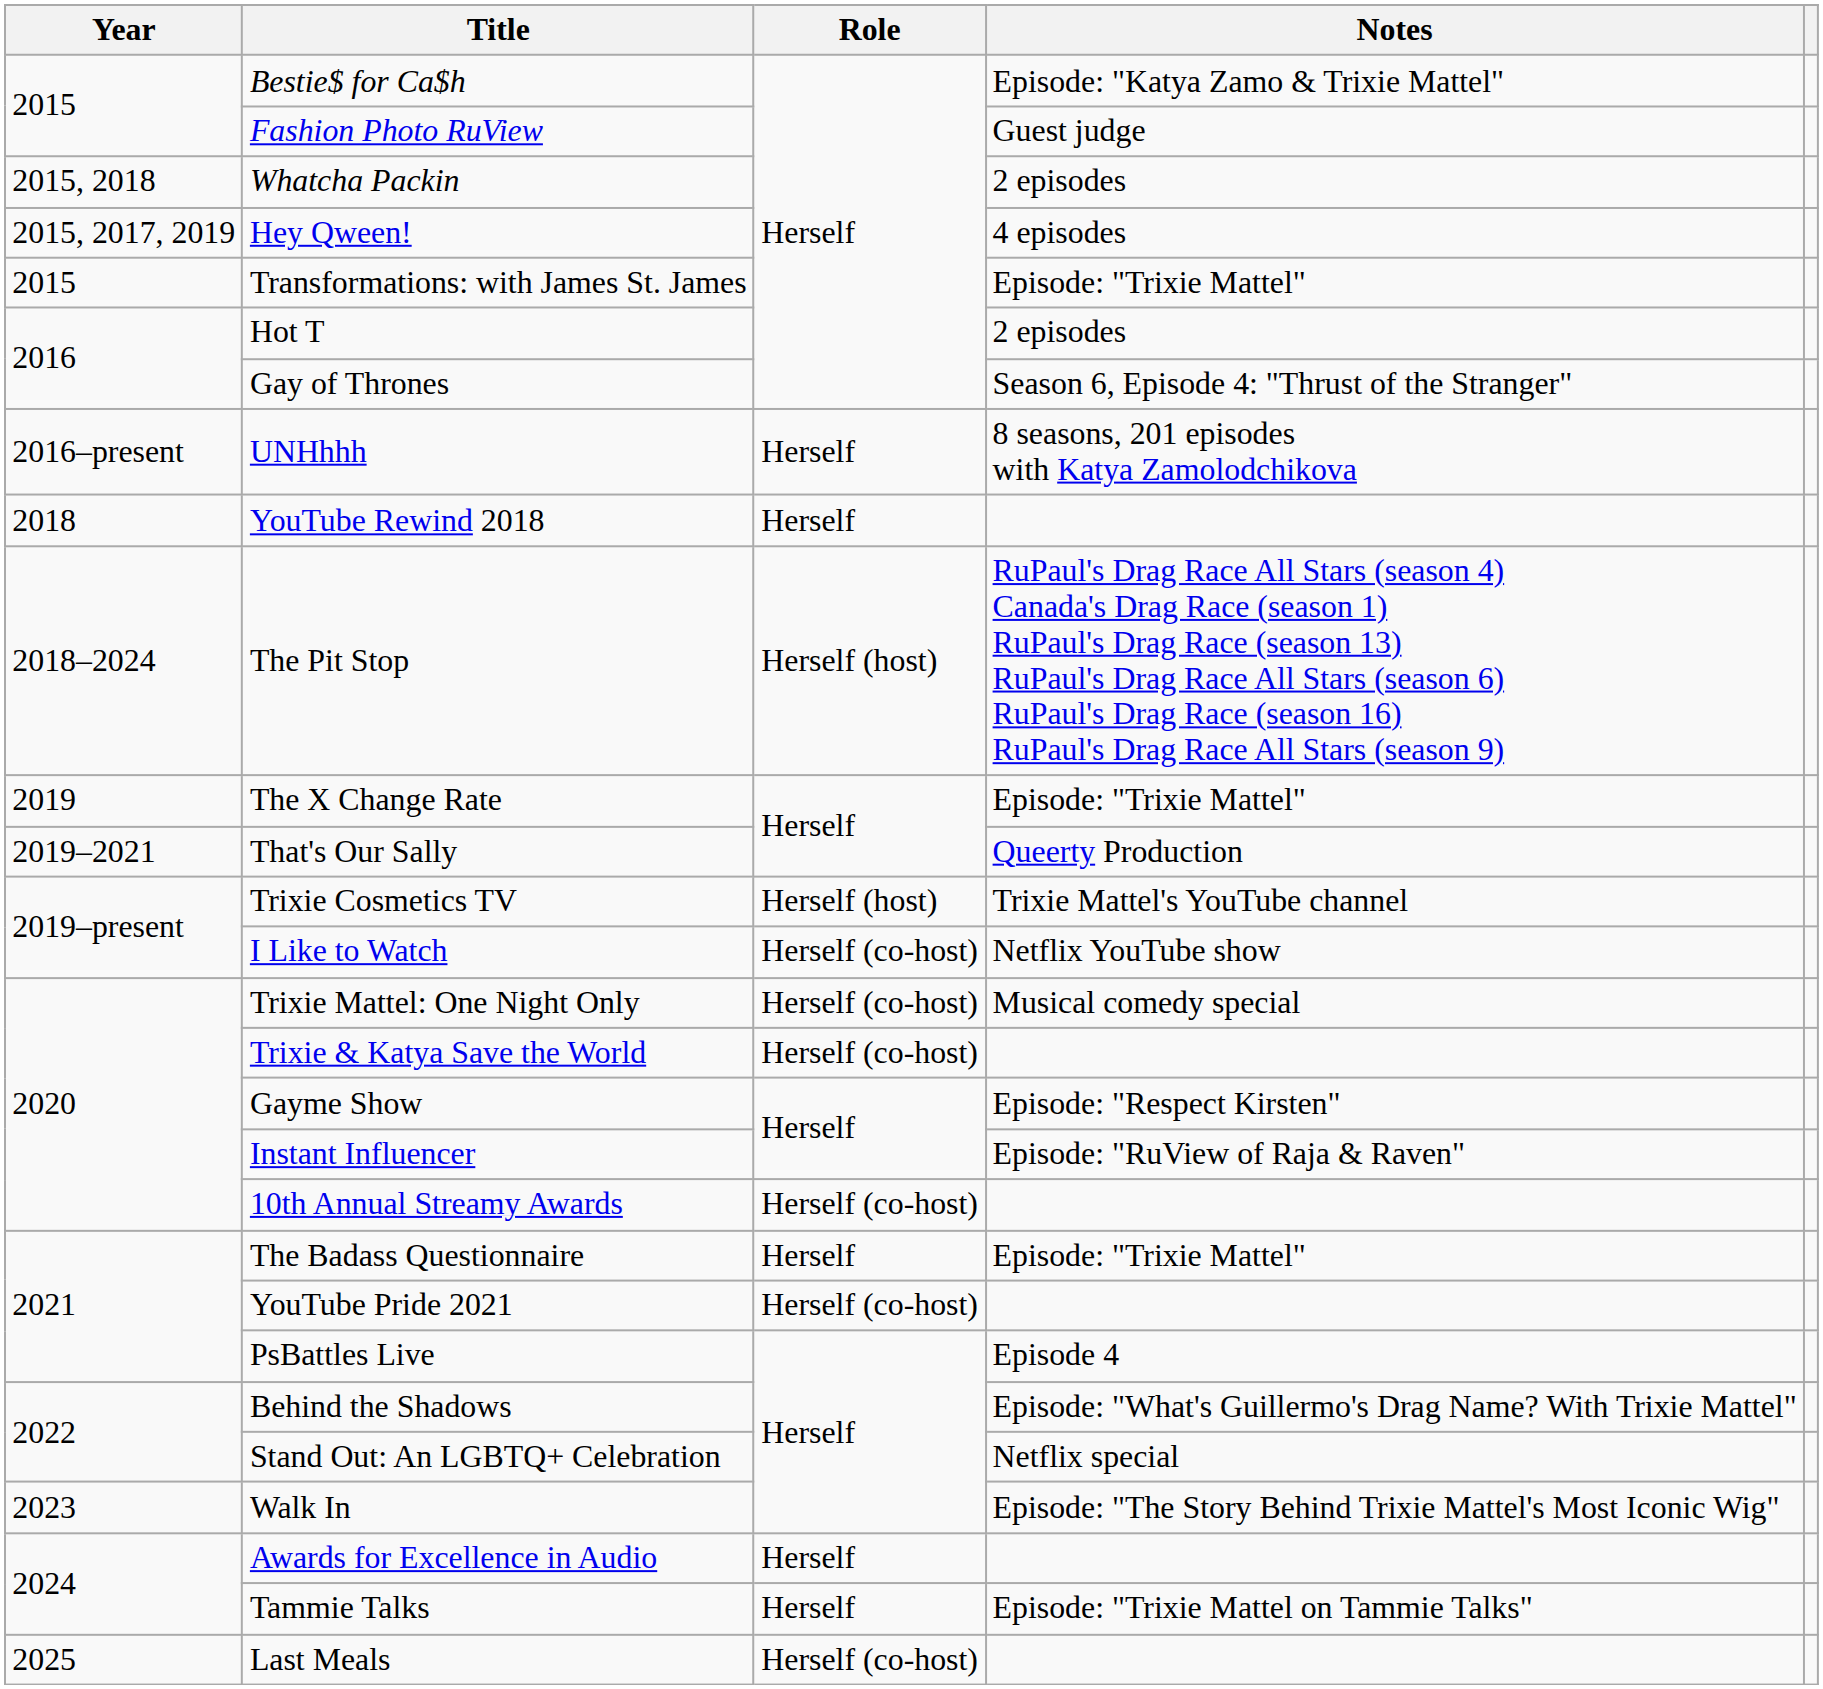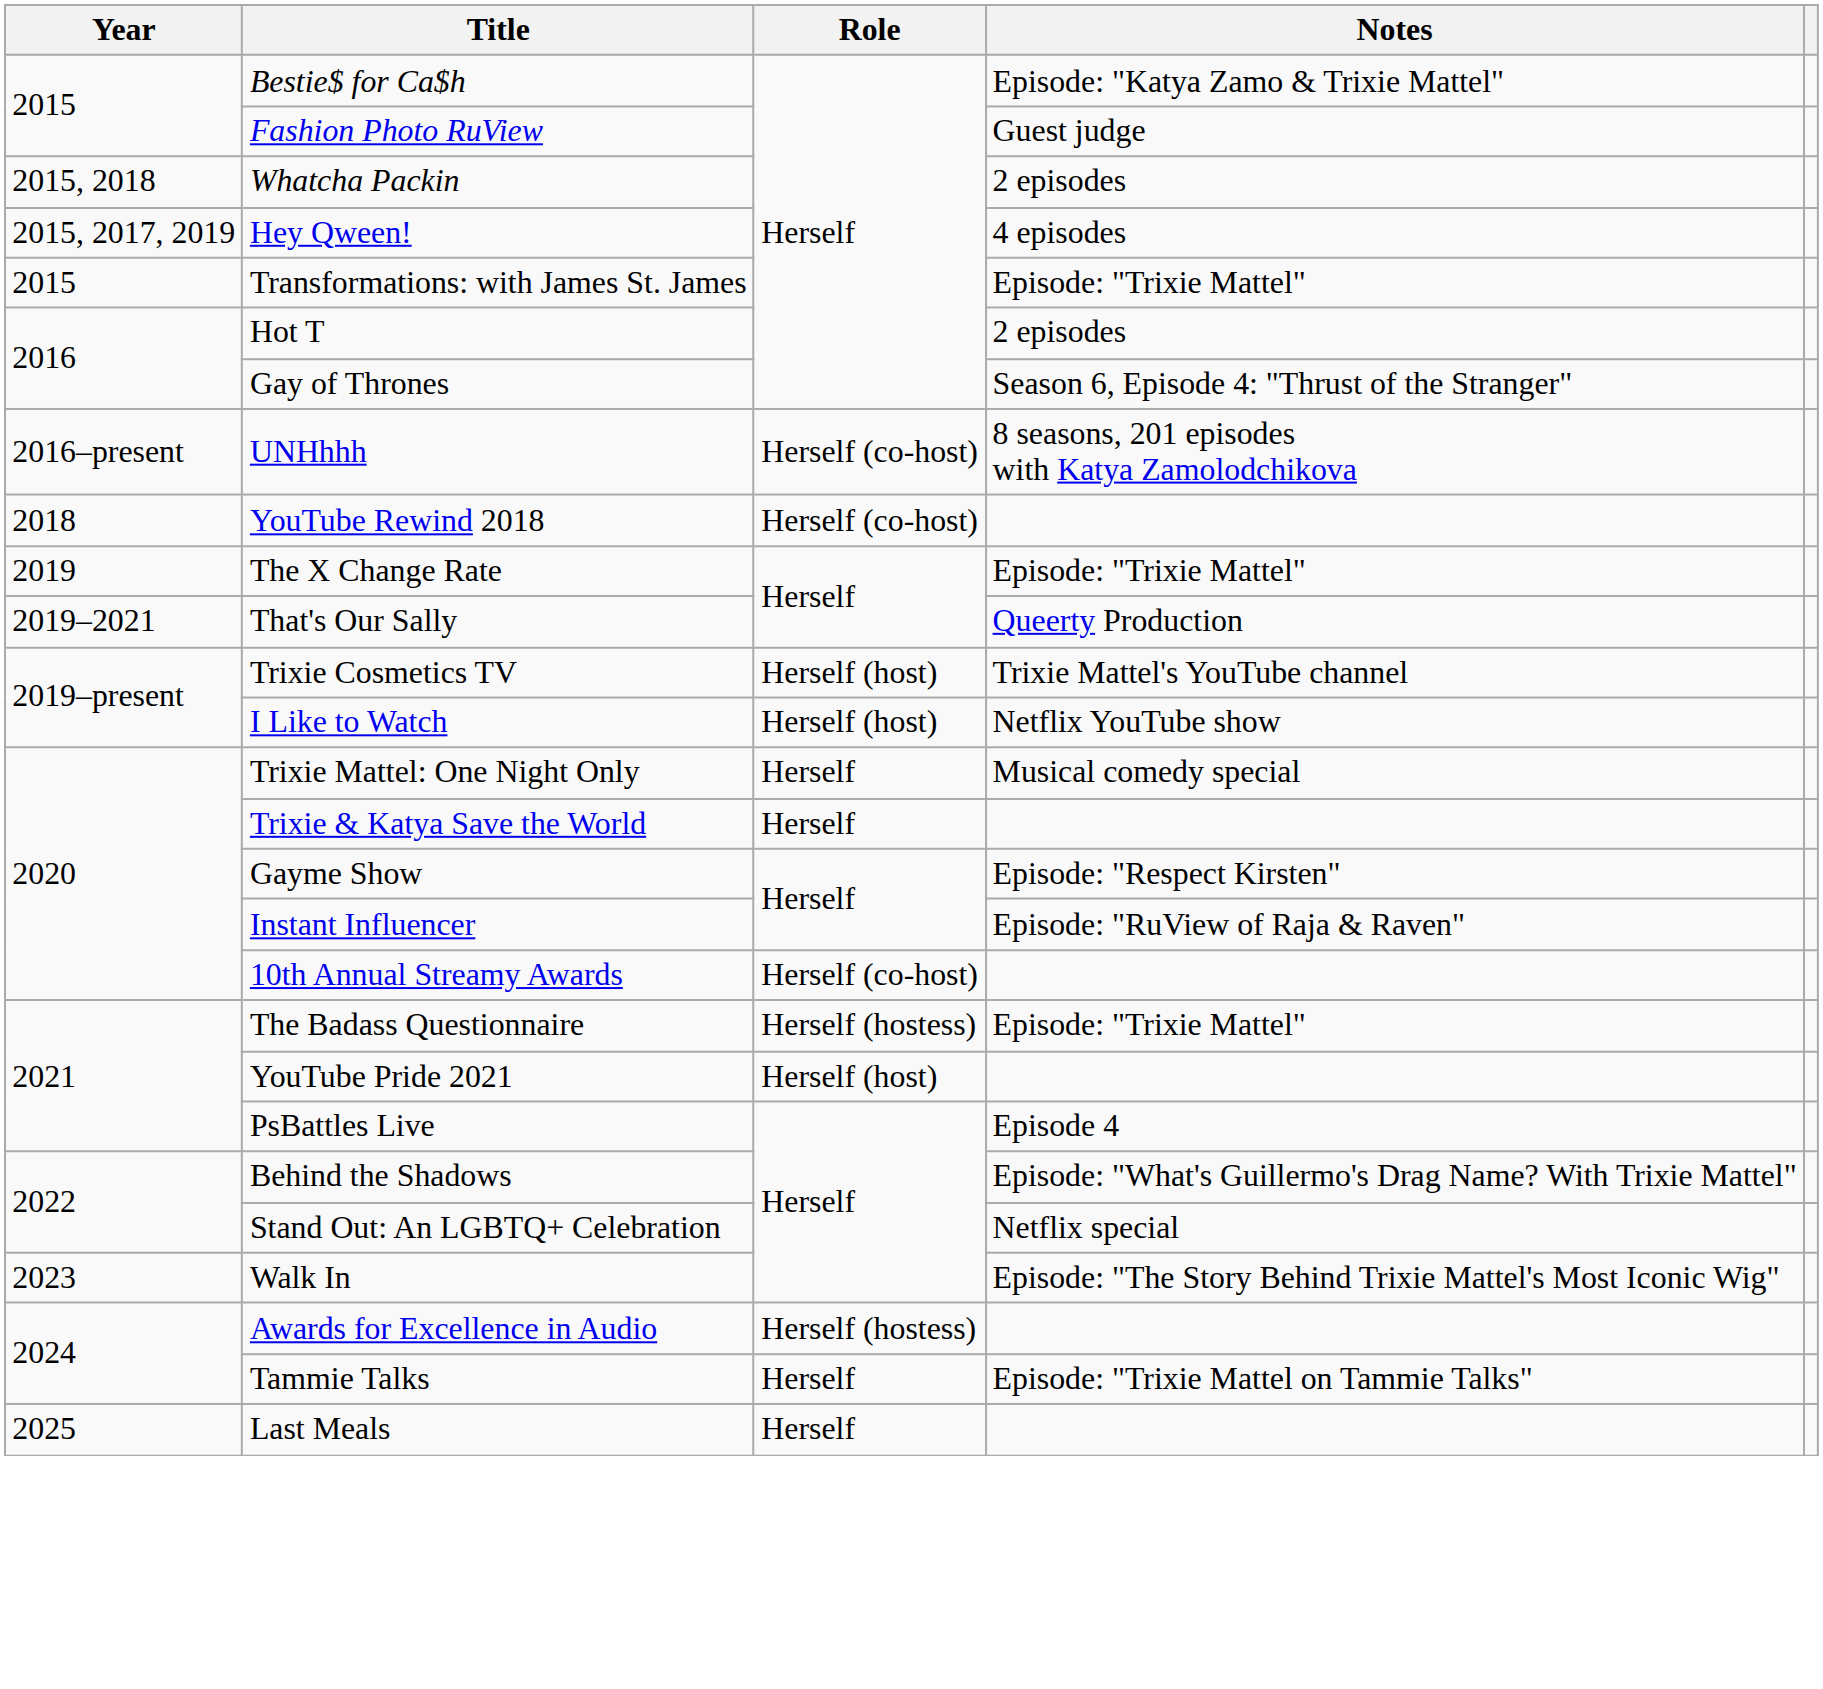(808, 451) Herself -> (870, 451) Herself (co-host)
(808, 520) Herself -> (870, 520) Herself (co-host)
- row: (330, 660)
(870, 951) Herself (co-host) -> (849, 722) Herself (host)
(870, 1002) Herself (co-host) -> (808, 772) Herself
(870, 1052) Herself (co-host) -> (808, 823) Herself
(808, 1254) Herself -> (869, 1024) Herself (hostess)
(870, 1305) Herself (co-host) -> (849, 1075) Herself (host)
(808, 1557) Herself -> (869, 1327) Herself (hostess)
(870, 1658) Herself (co-host) -> (808, 1428) Herself
